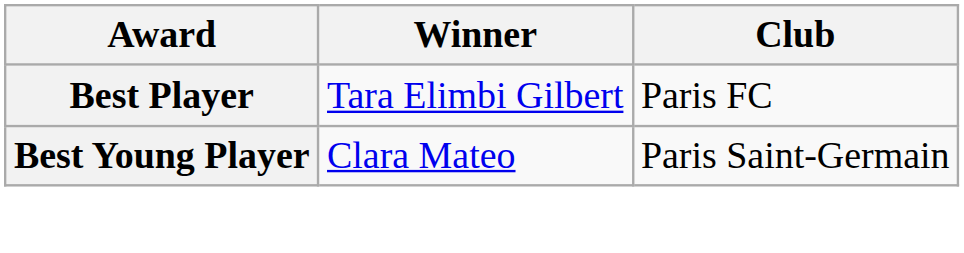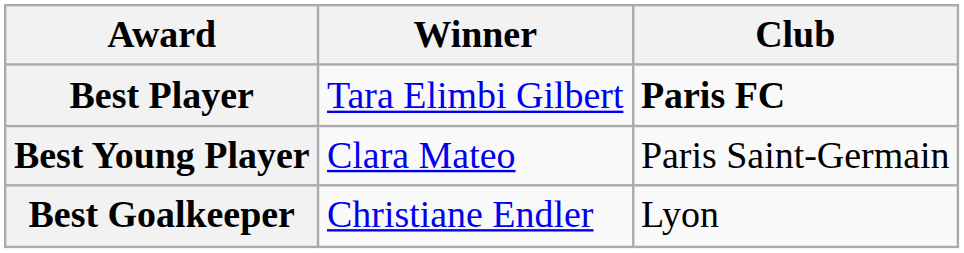(707, 94) normal -> (713, 94) bold
+ row: (162, 214)
